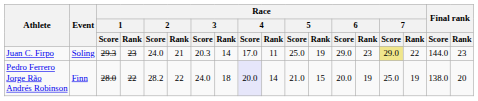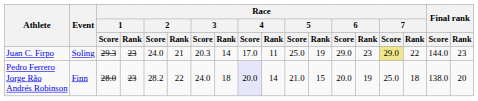(132, 78) 22 -> (132, 78) 23
(415, 78) 19 -> (415, 78) 18
